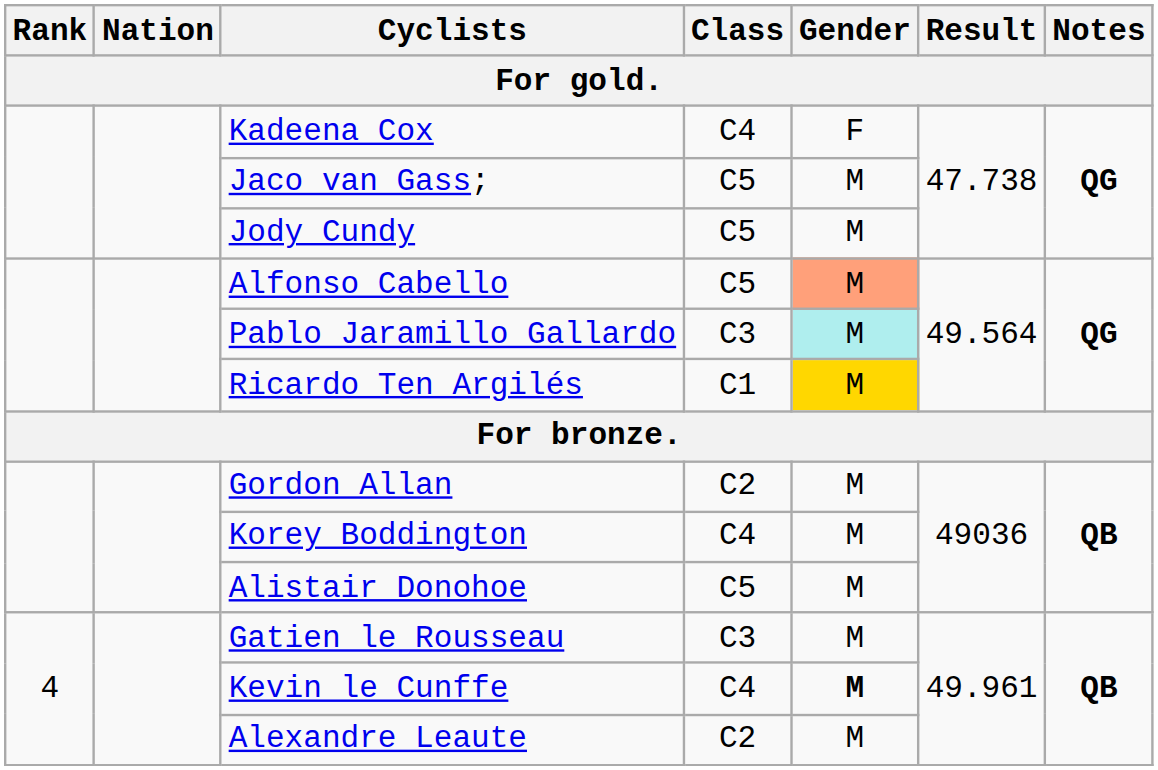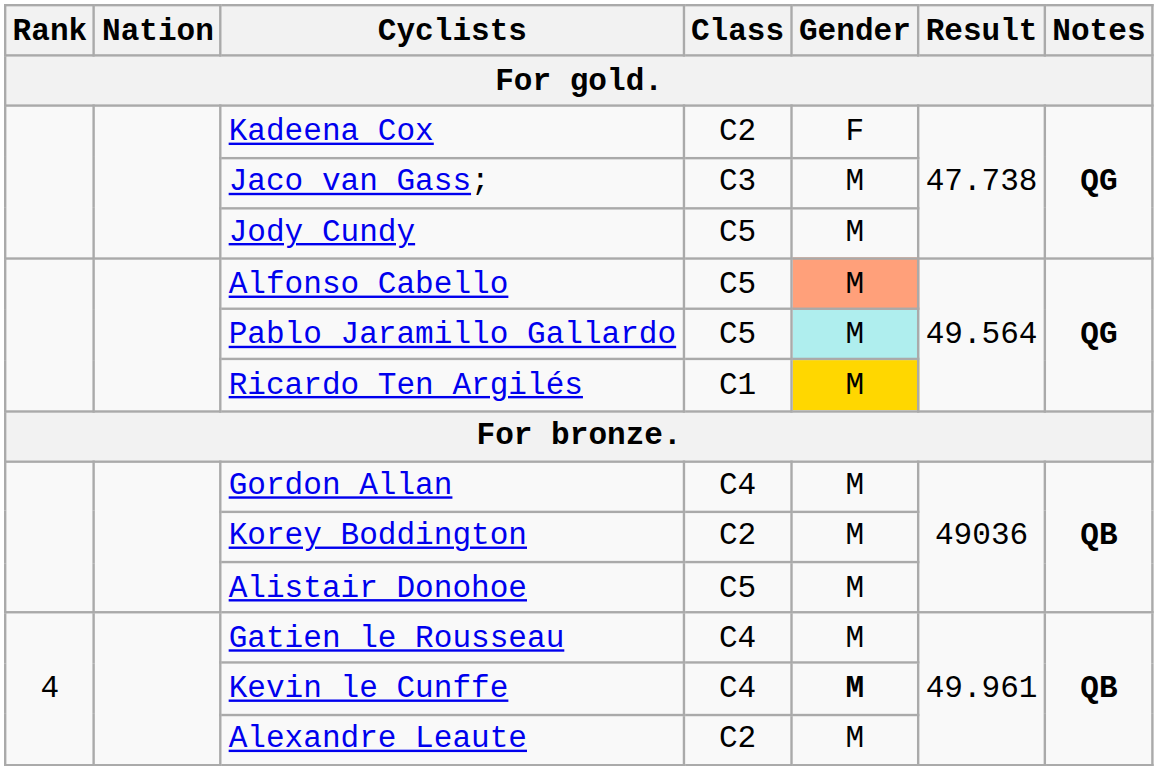(738, 132) C4 -> (738, 132) C2
(738, 182) C5 -> (738, 182) C3
(738, 334) C3 -> (738, 334) C5
(738, 486) C2 -> (738, 486) C4
(738, 537) C4 -> (738, 537) C2
(738, 638) C3 -> (738, 638) C4
